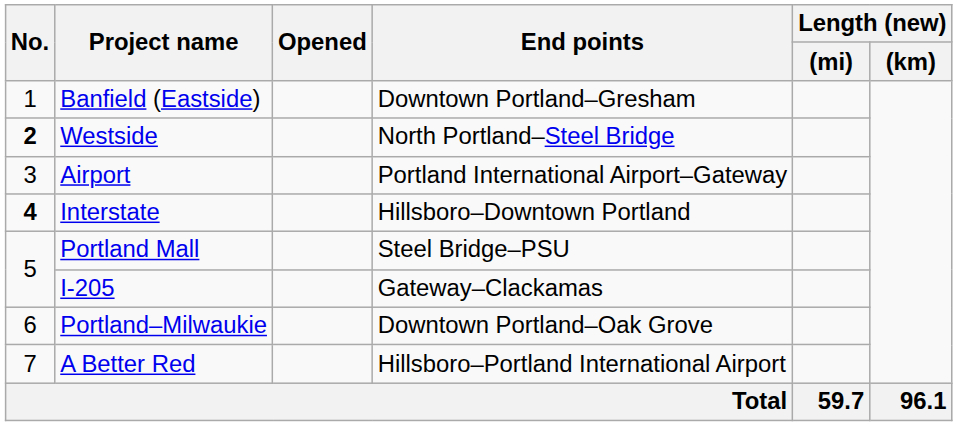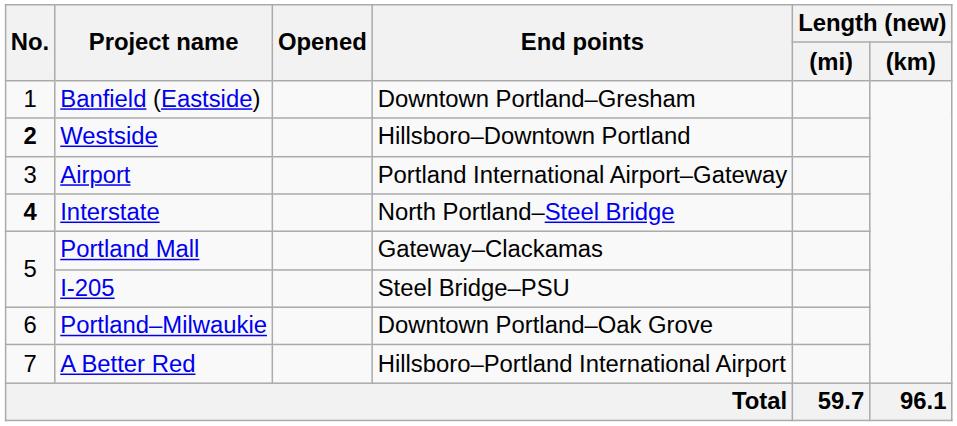(526, 136) North Portland–Steel Bridge -> (534, 136) Hillsboro–Downtown Portland
(534, 212) Hillsboro–Downtown Portland -> (526, 212) North Portland–Steel Bridge
(474, 250) Steel Bridge–PSU -> (490, 250) Gateway–Clackamas
(490, 288) Gateway–Clackamas -> (474, 288) Steel Bridge–PSU
